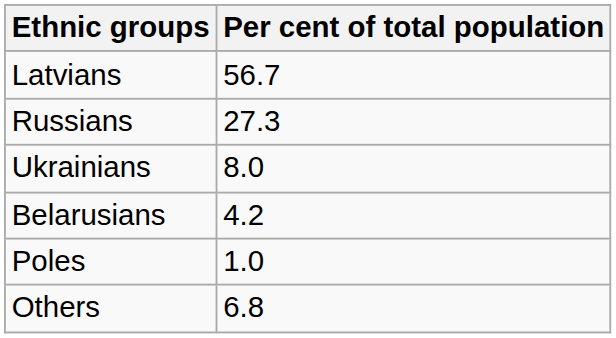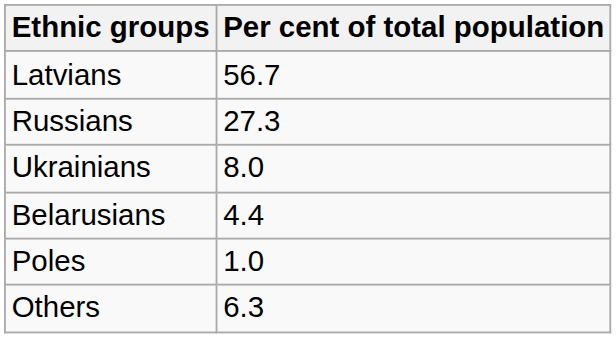(244, 214) 4.2 -> (244, 214) 4.4
(244, 307) 6.8 -> (244, 307) 6.3
